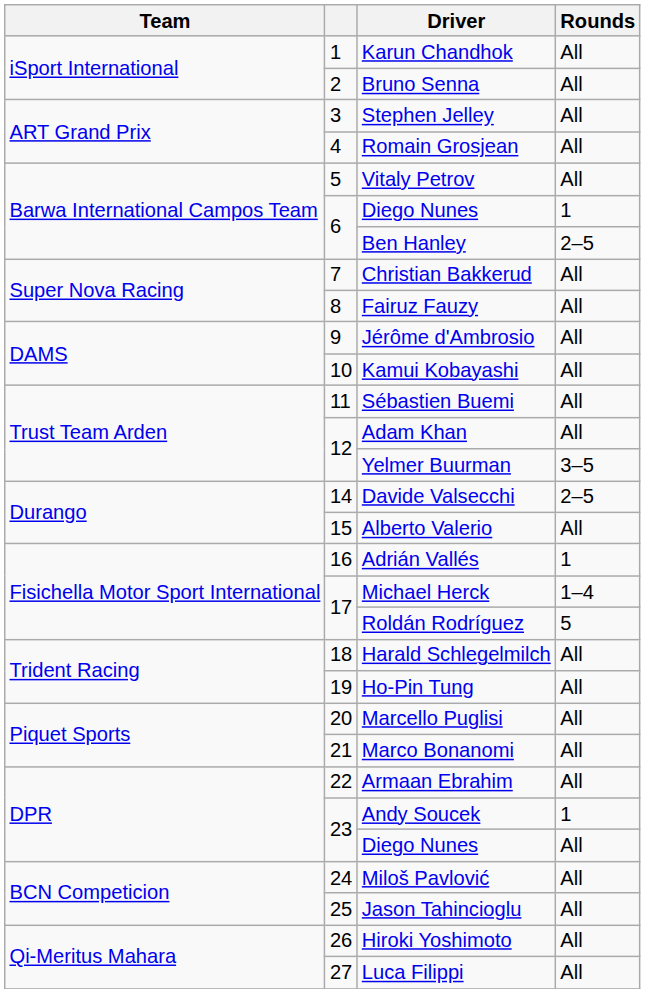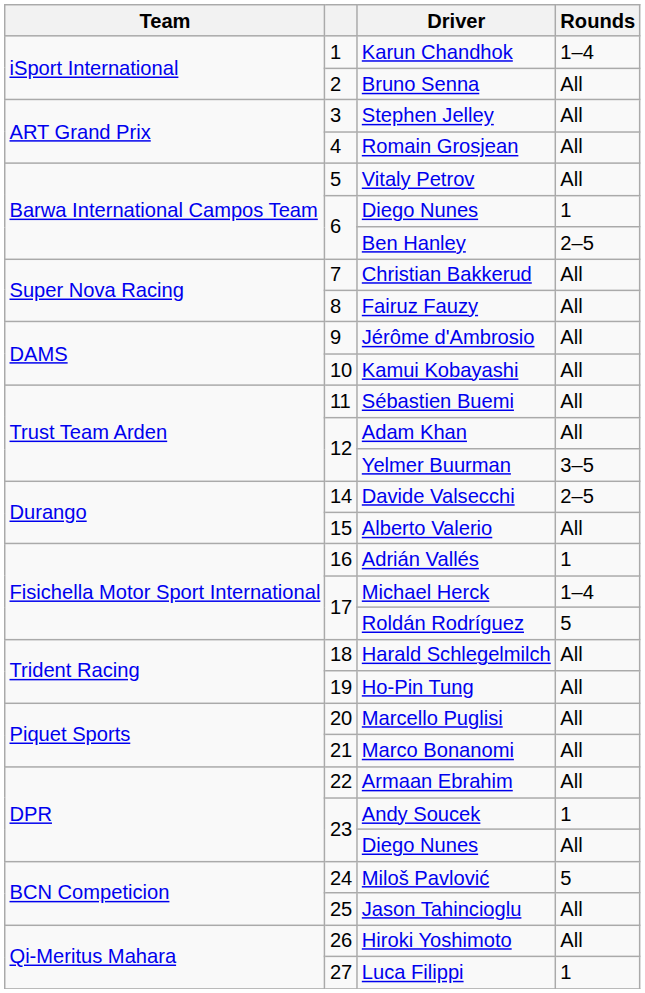(571, 52) All -> (577, 52) 1–4
(571, 877) All -> (566, 877) 5
(571, 972) All -> (566, 972) 1
